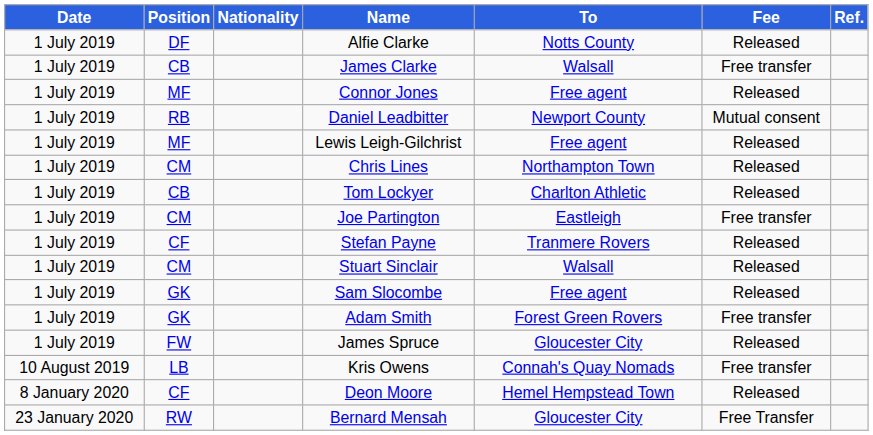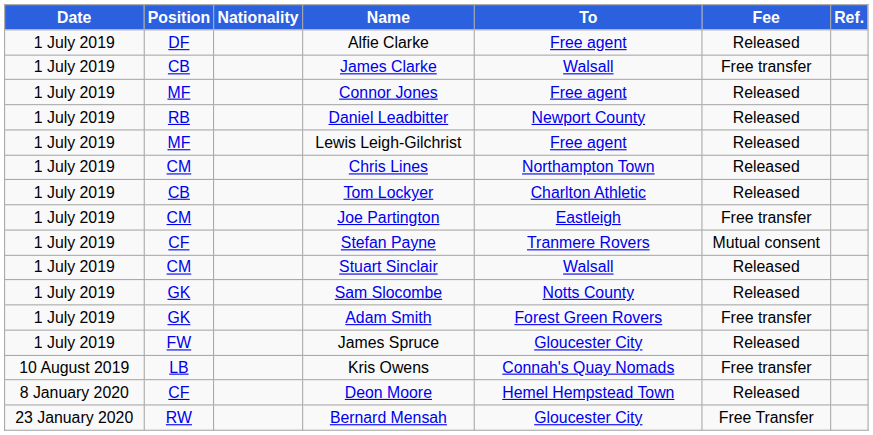(588, 42) Notts County -> (588, 42) Free agent
(766, 118) Mutual consent -> (766, 118) Released
(766, 243) Released -> (766, 243) Mutual consent
(588, 293) Free agent -> (588, 293) Notts County
